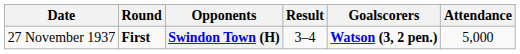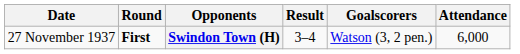(384, 37) bold -> (381, 37) normal
(478, 37) 5,000 -> (473, 37) 6,000
